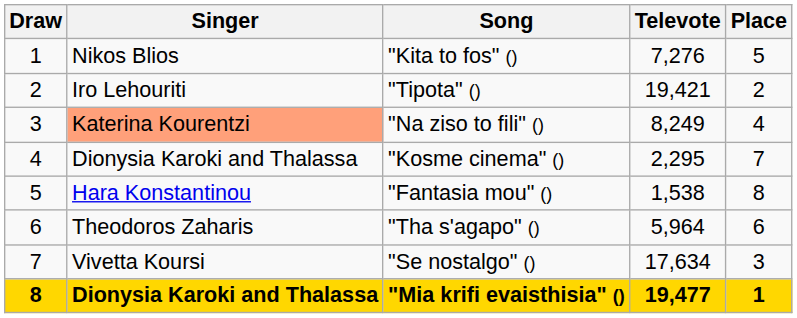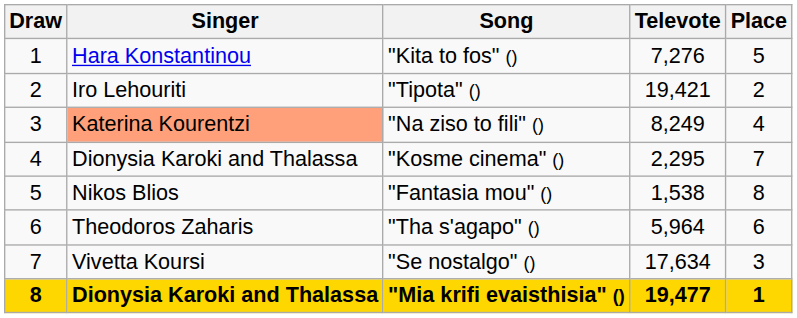(125, 55) Nikos Blios -> (162, 55) Hara Konstantinou
(162, 192) Hara Konstantinou -> (125, 192) Nikos Blios
